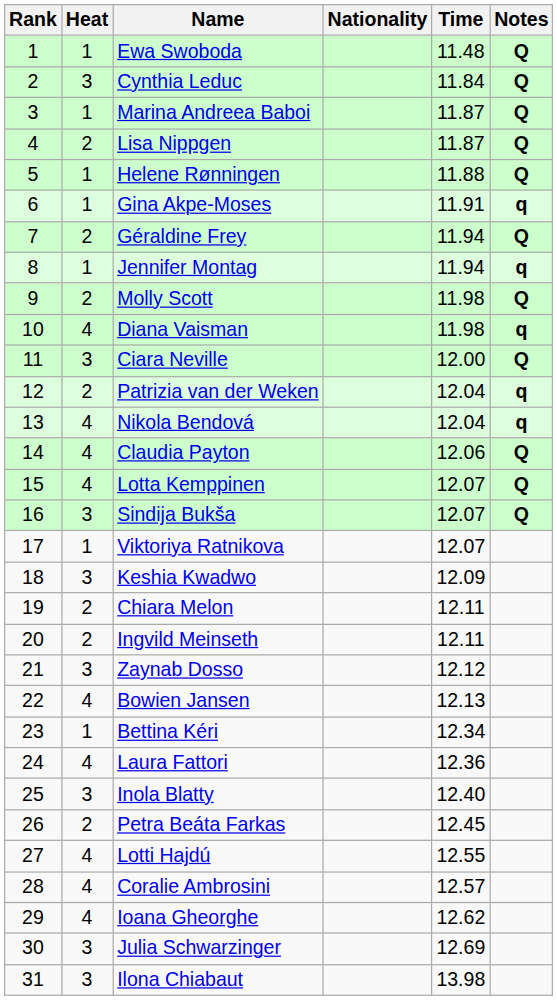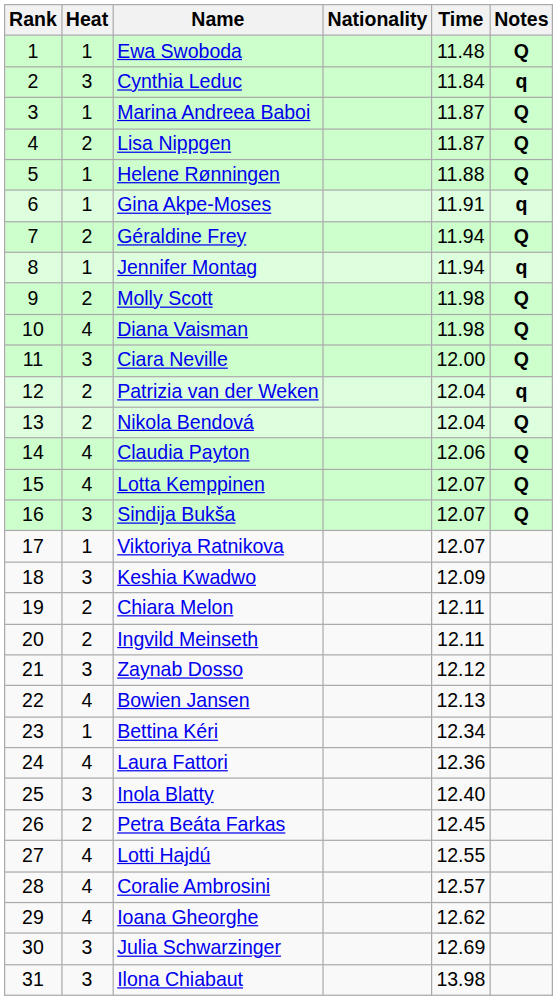(521, 81) Q -> (521, 81) q
(521, 329) q -> (521, 329) Q
(87, 422) 4 -> (87, 422) 2
(521, 422) q -> (521, 422) Q
